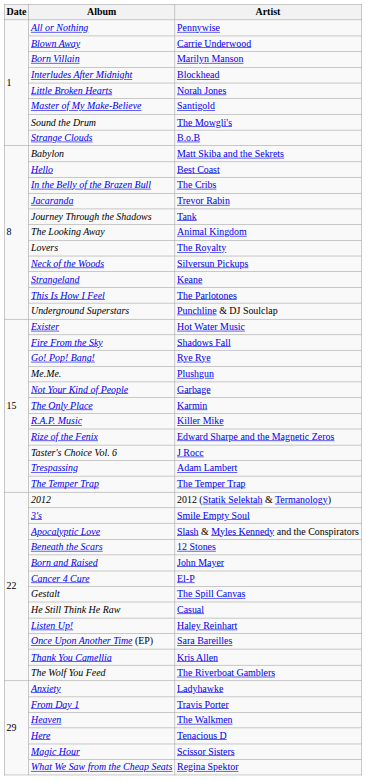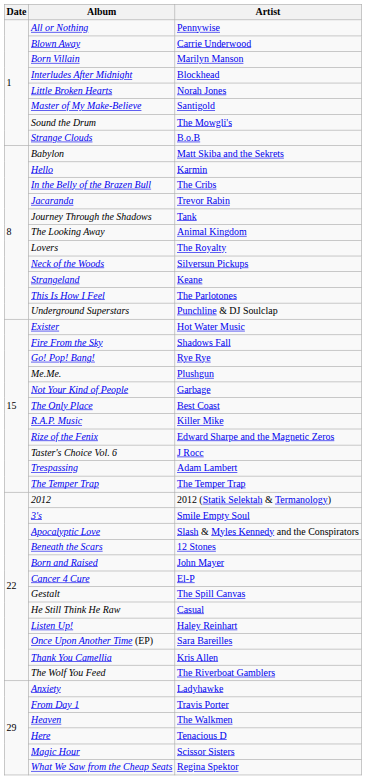(198, 169) Best Coast -> (192, 169) Karmin
(192, 405) Karmin -> (198, 405) Best Coast
